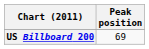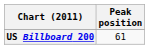(120, 37) 69 -> (120, 37) 61
